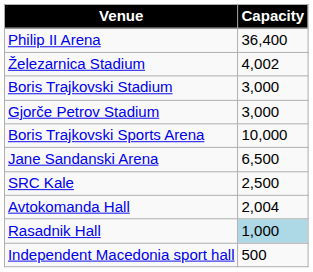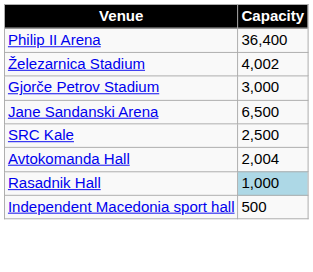- row: (90, 87)
- row: (106, 135)
